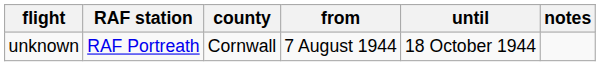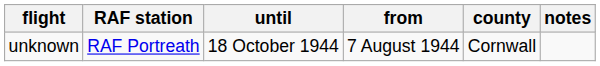columns swapped: (242, 18) <-> (471, 18)
